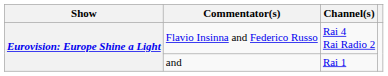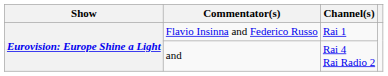(349, 38) Rai 4 Rai Radio 2 -> (335, 31) Rai 1
(335, 62) Rai 1 -> (349, 56) Rai 4 Rai Radio 2
